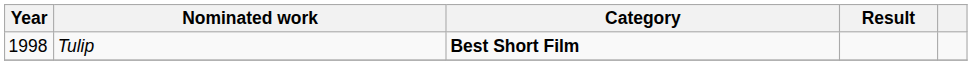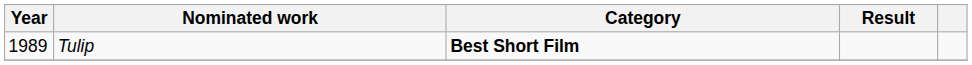(28, 45) 1998 -> (28, 45) 1989
